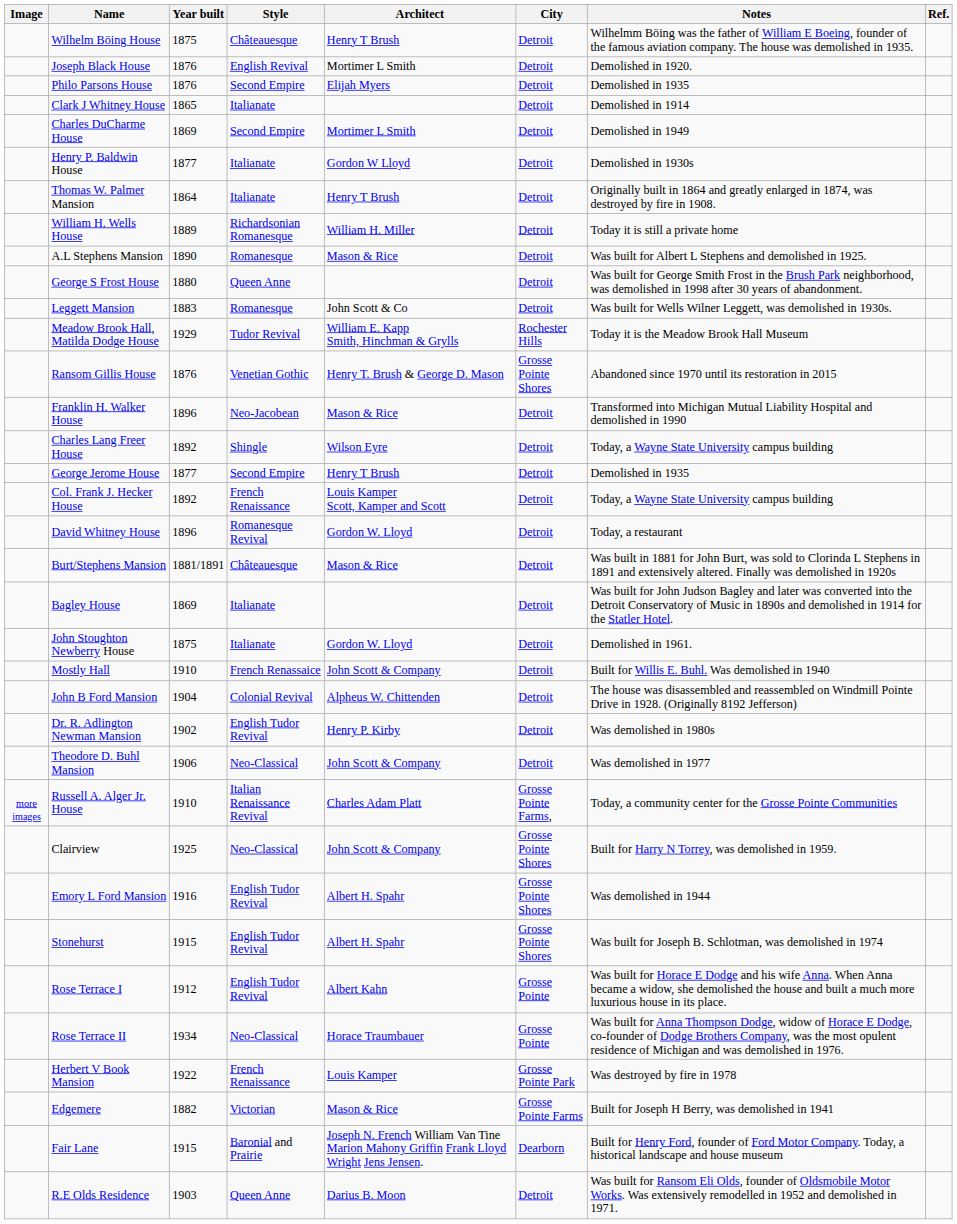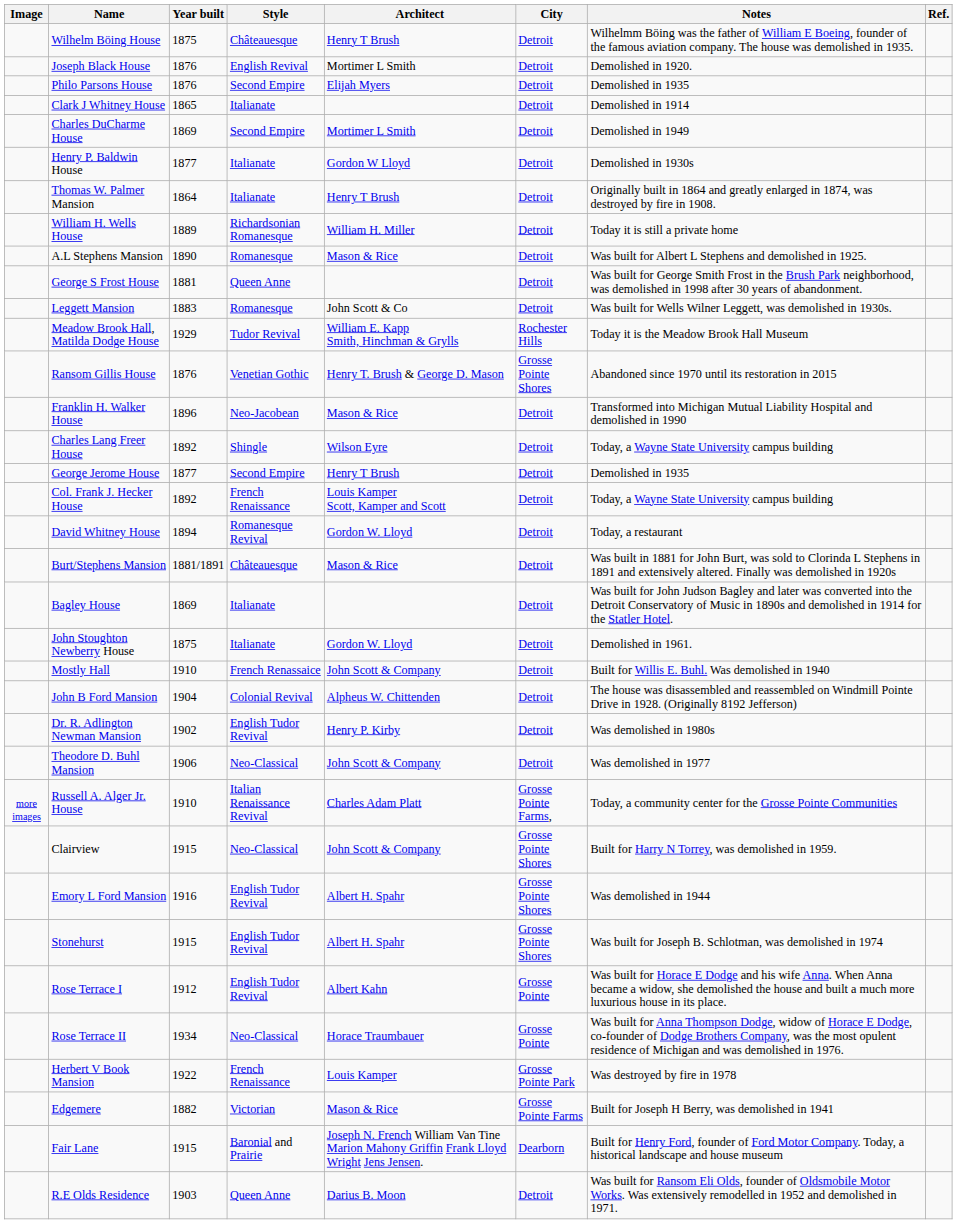(184, 282) 1880 -> (184, 282) 1881
(184, 532) 1896 -> (184, 532) 1894
(184, 849) 1925 -> (184, 849) 1915
